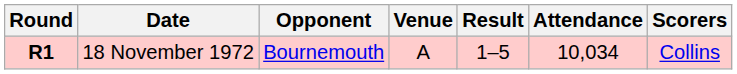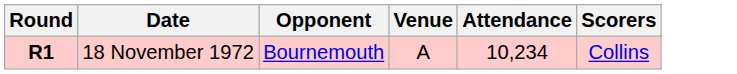- column: (493, 20)
(588, 52) 10,034 -> (517, 52) 10,234
